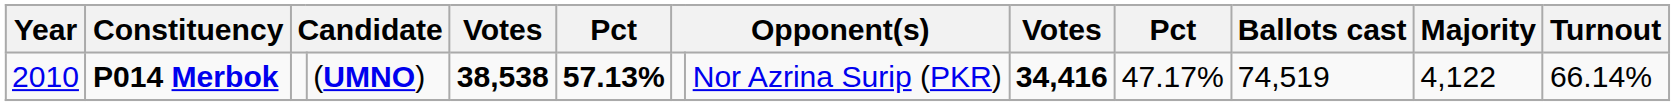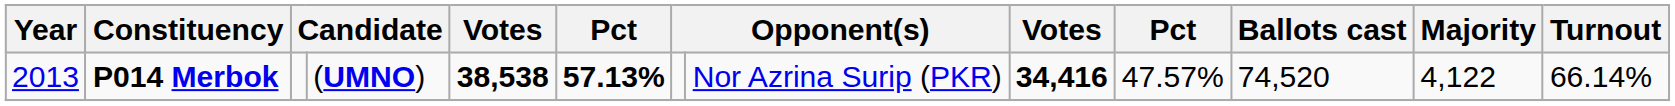(45, 76) 2010 -> (45, 76) 2013
(1173, 76) 47.17% -> (1173, 76) 47.57%
(1284, 76) 74,519 -> (1284, 76) 74,520
